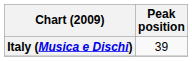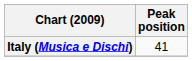(161, 46) 39 -> (161, 46) 41
